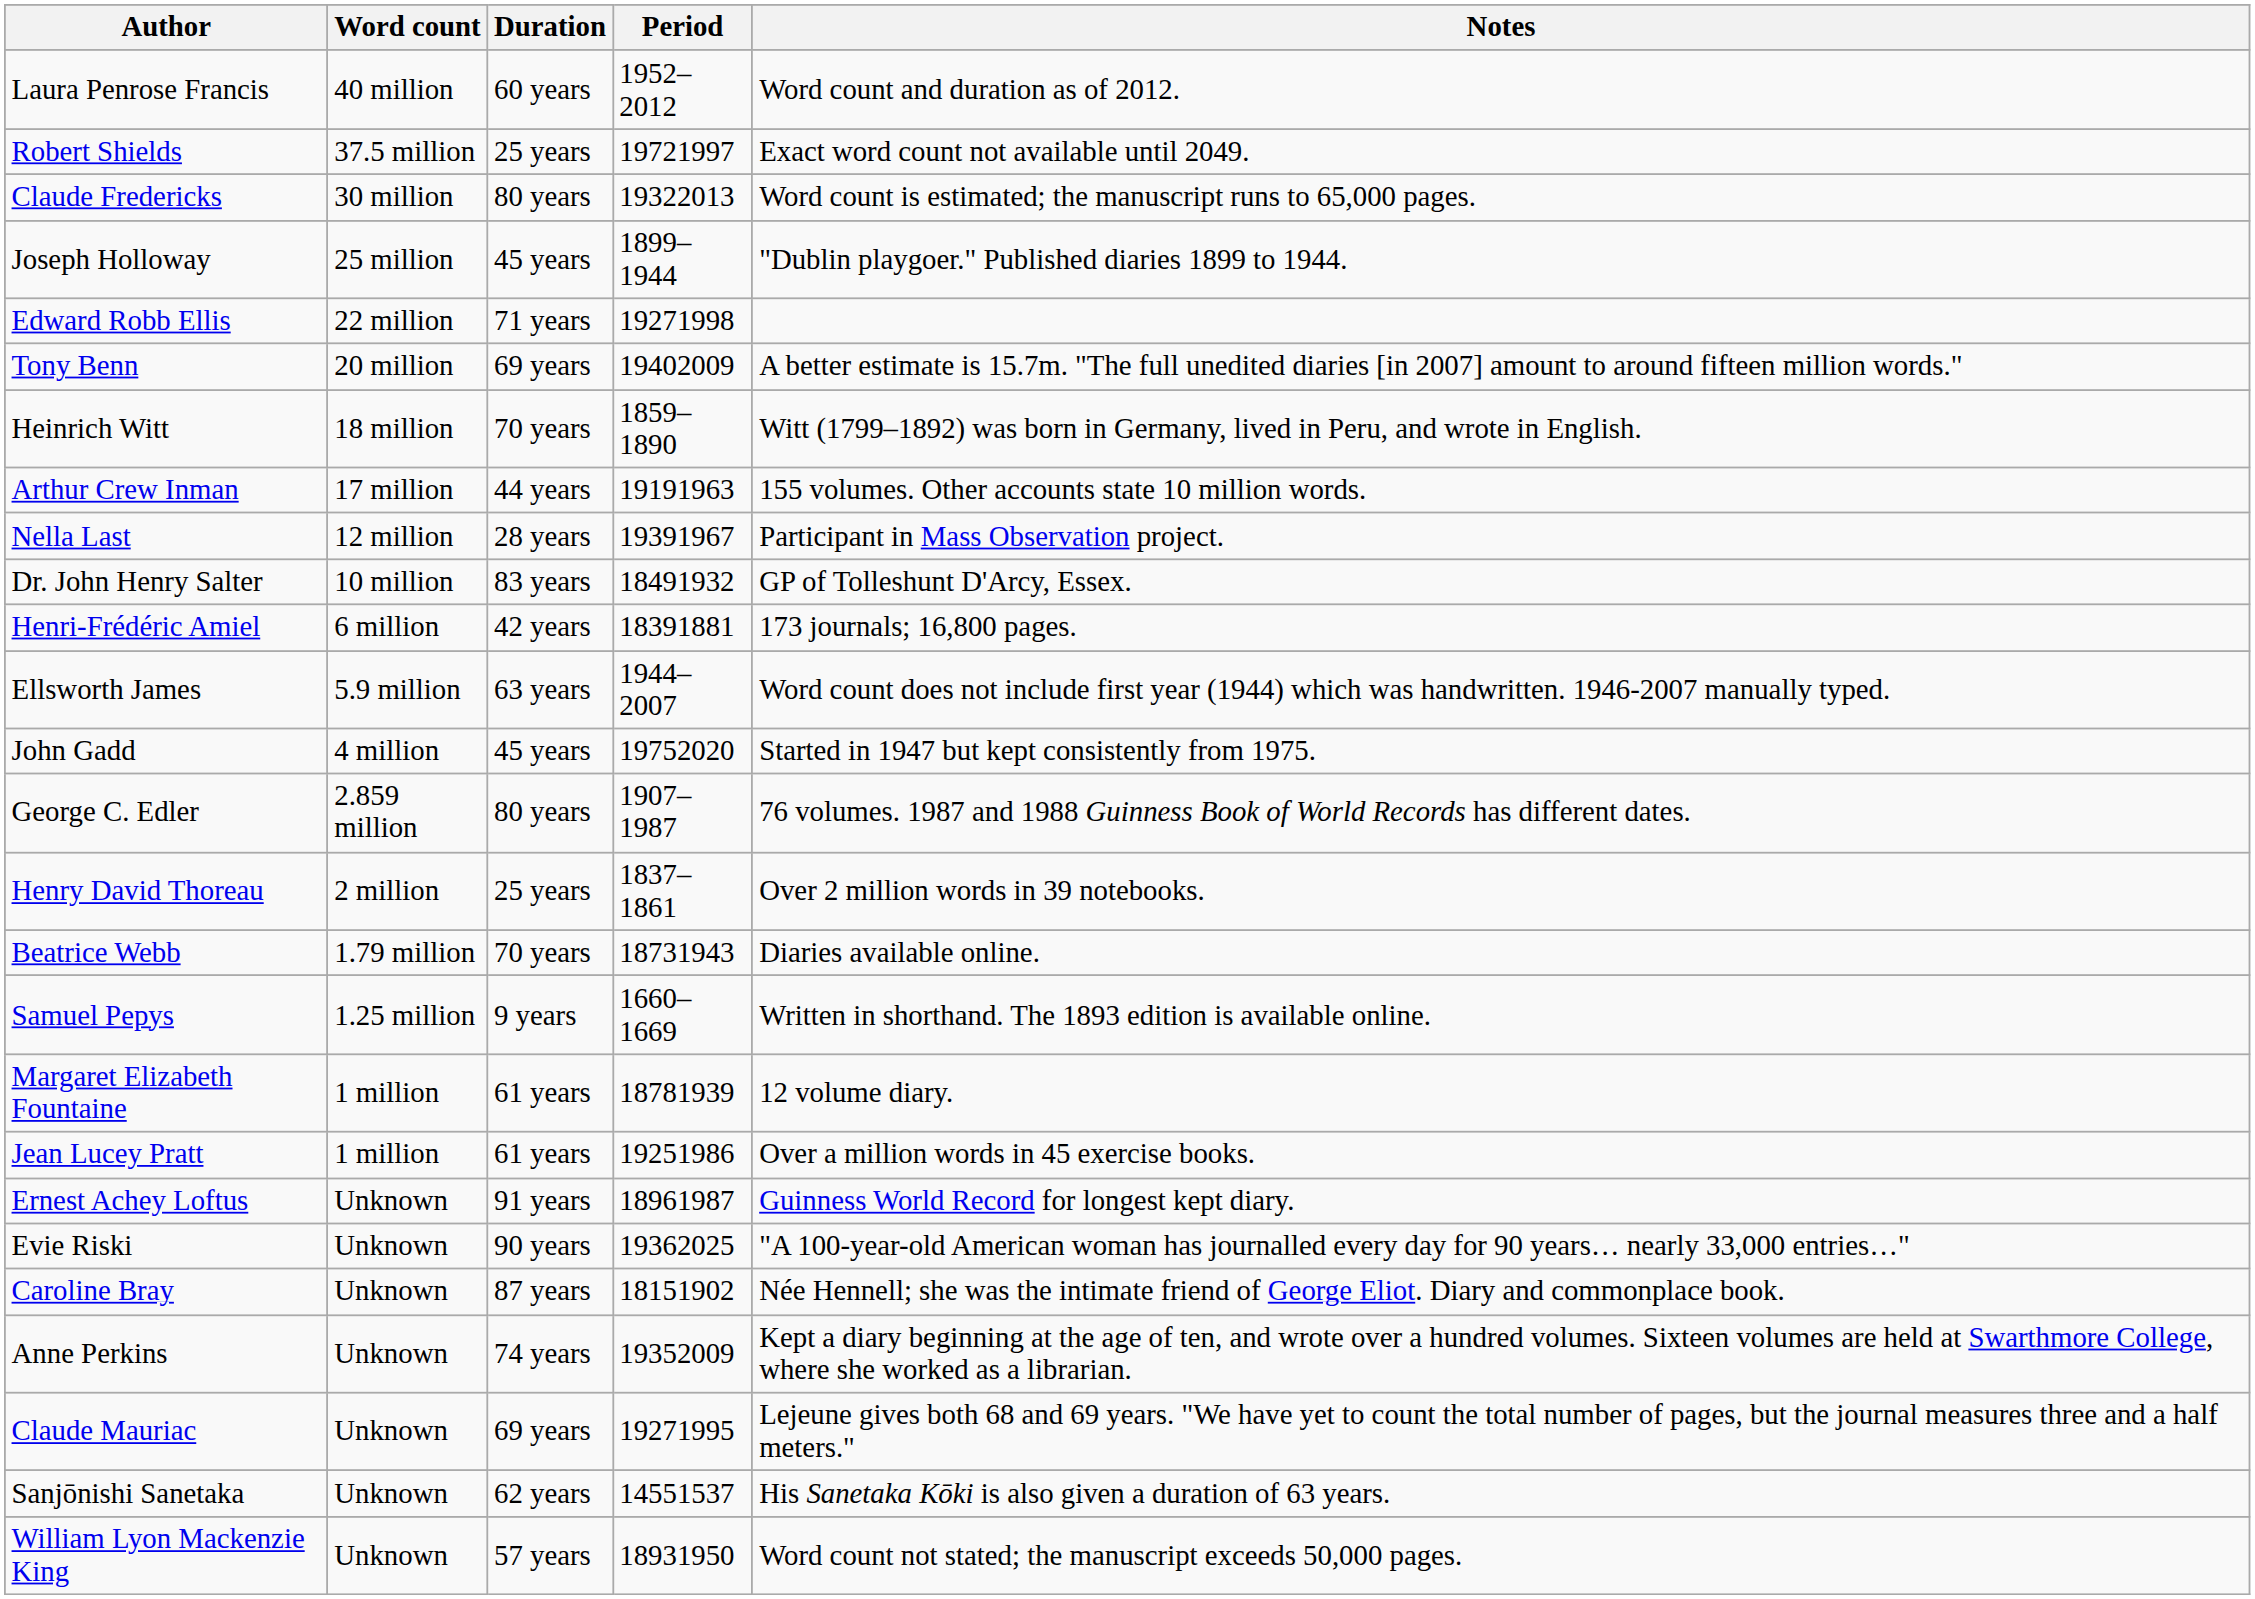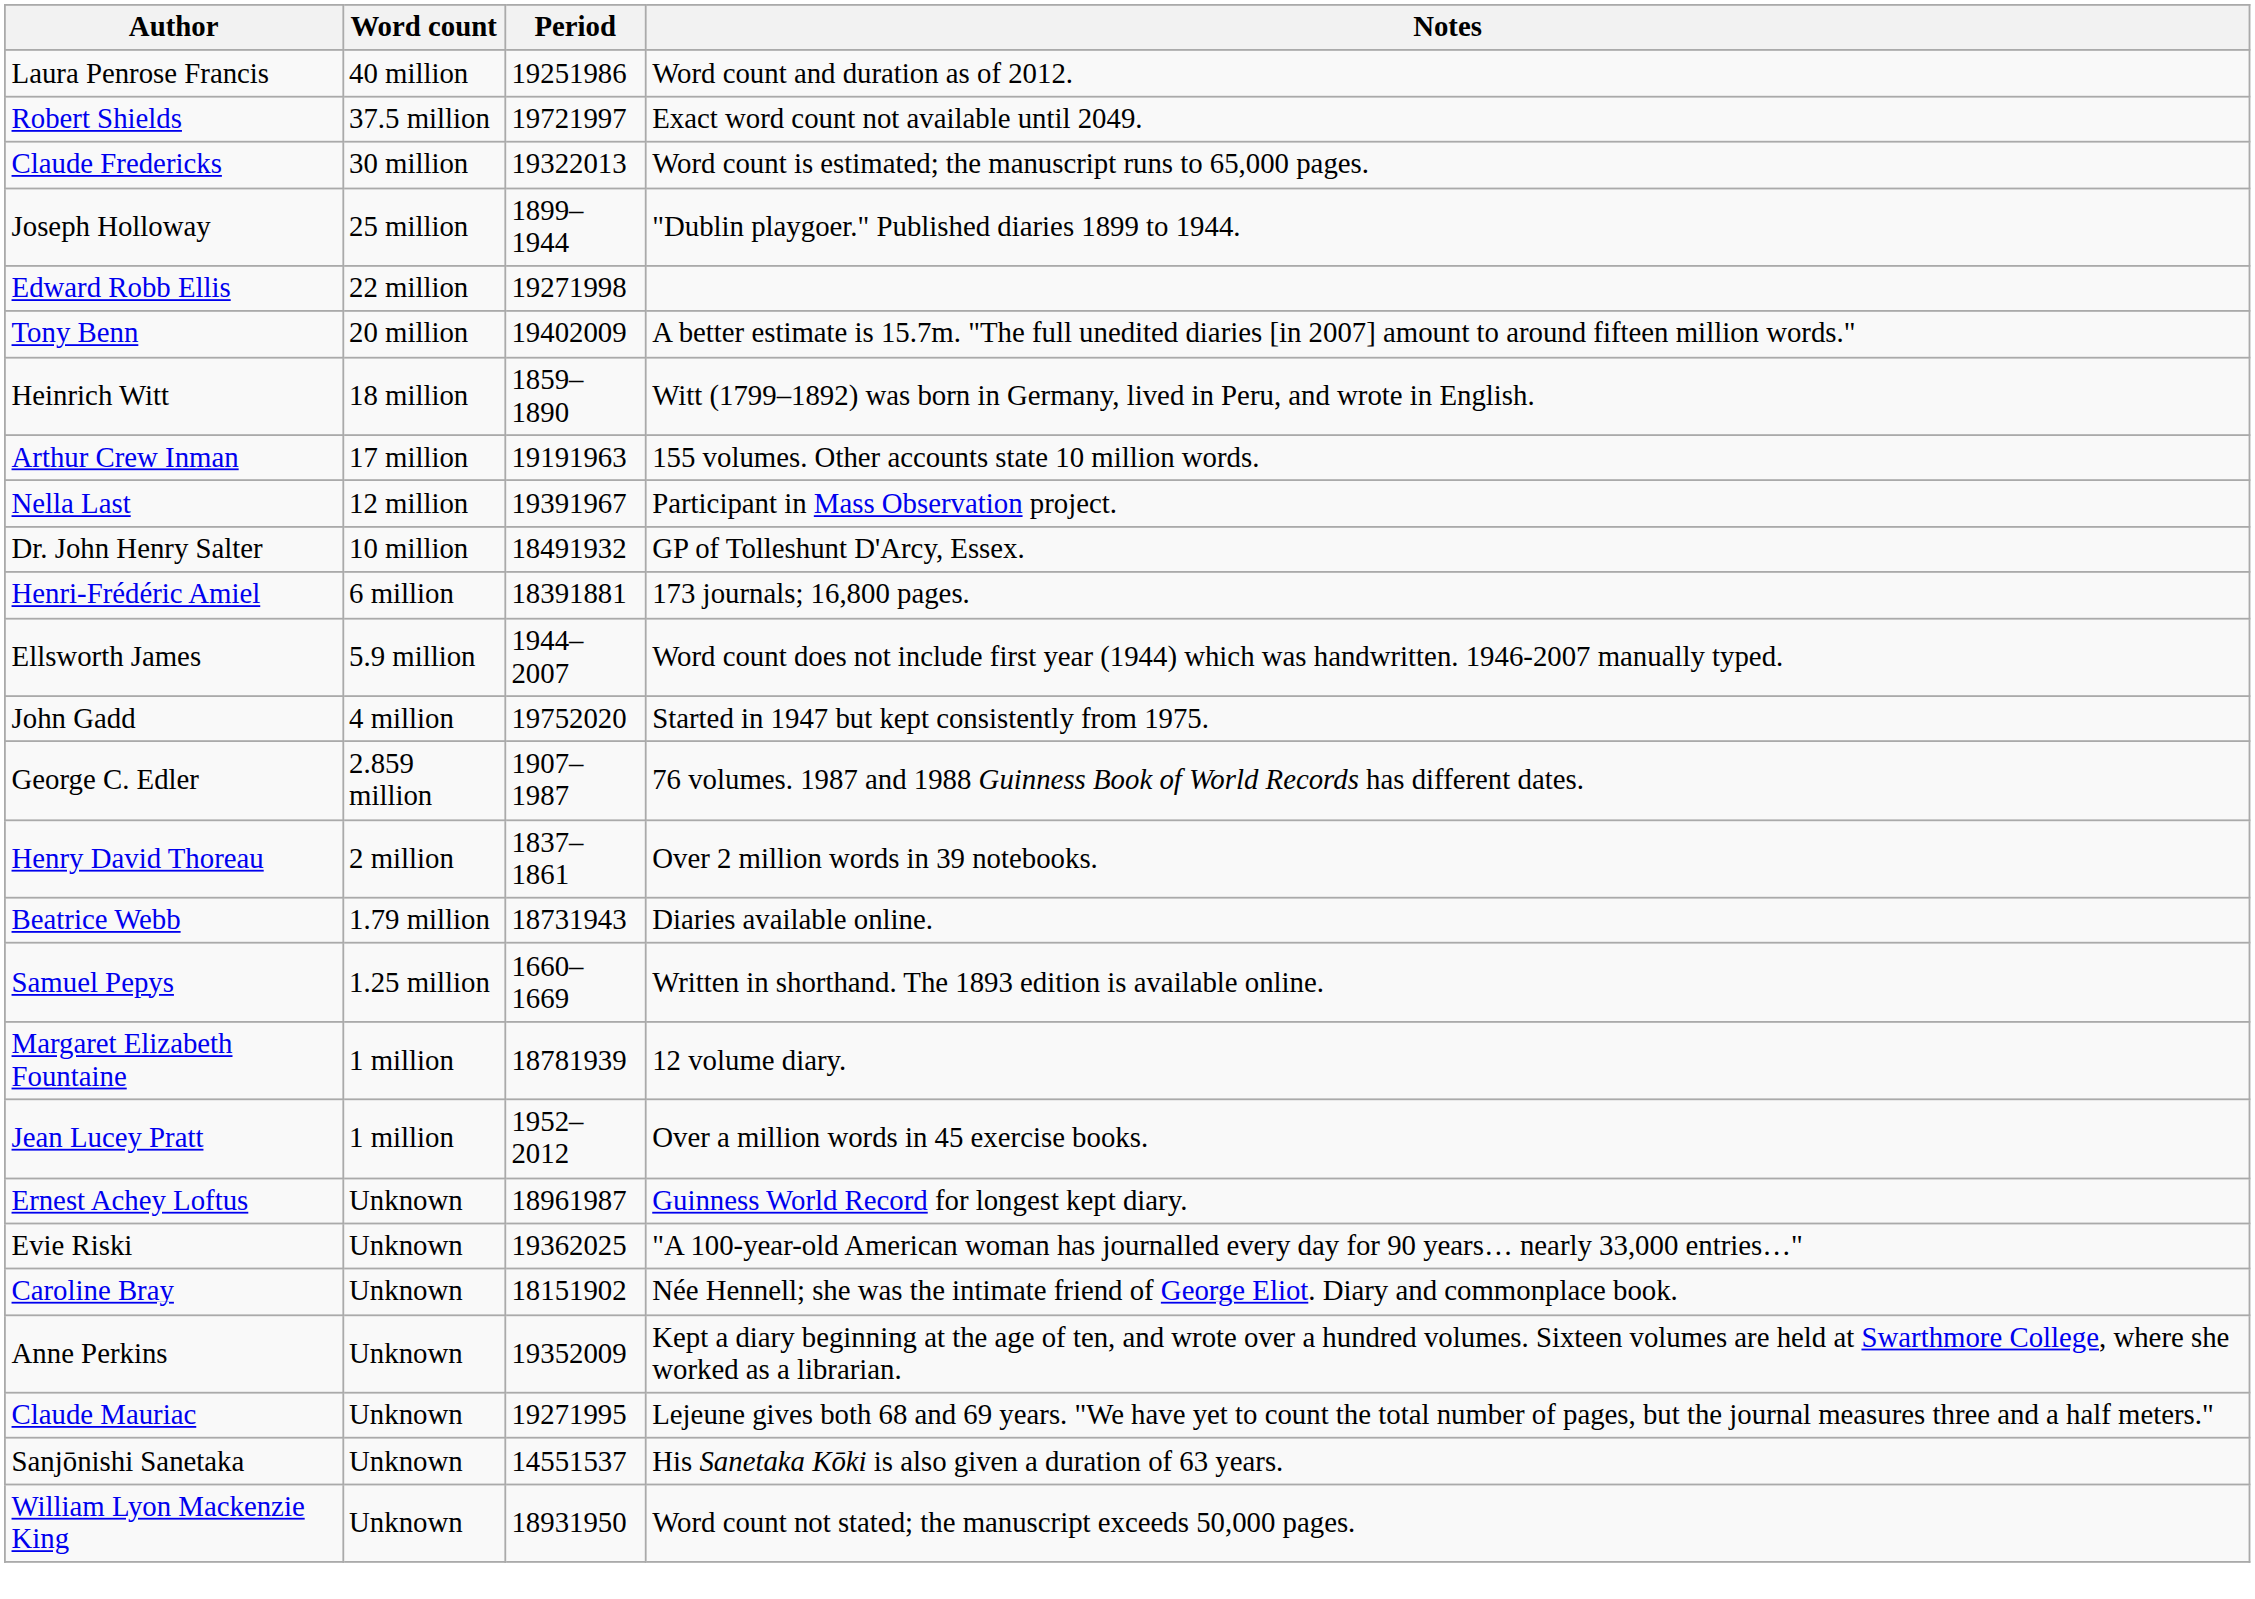- column: (550, 27)
(655, 89) 1952–2012 -> (569, 73) 19251986
(677, 1154) 19251986 -> (547, 1138) 1952–2012
